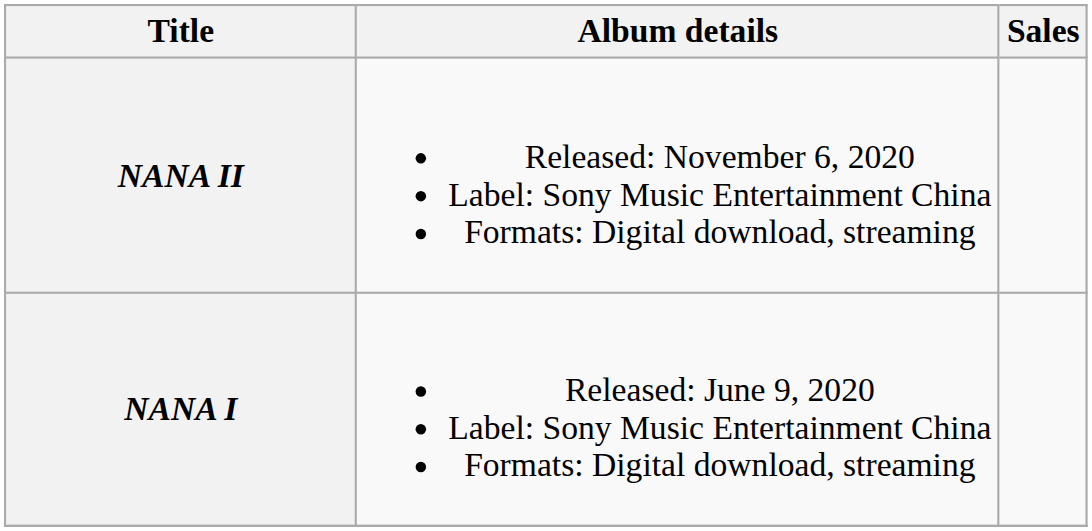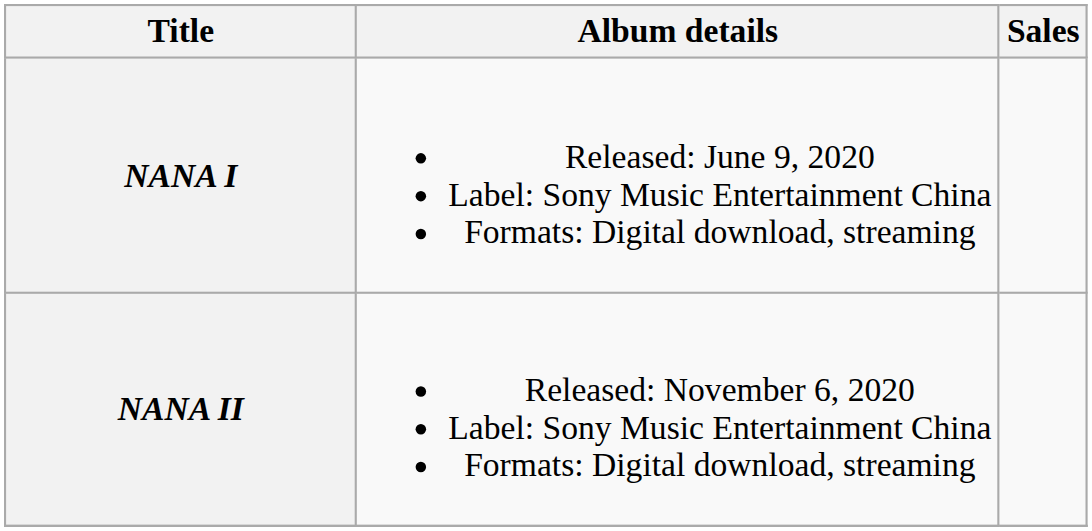rows swapped: (181, 408) <-> (181, 174)
